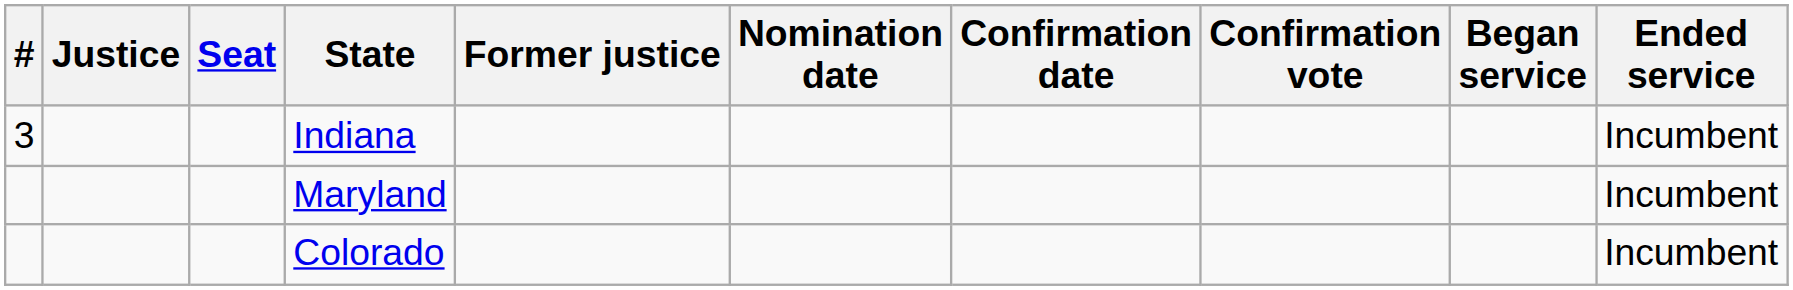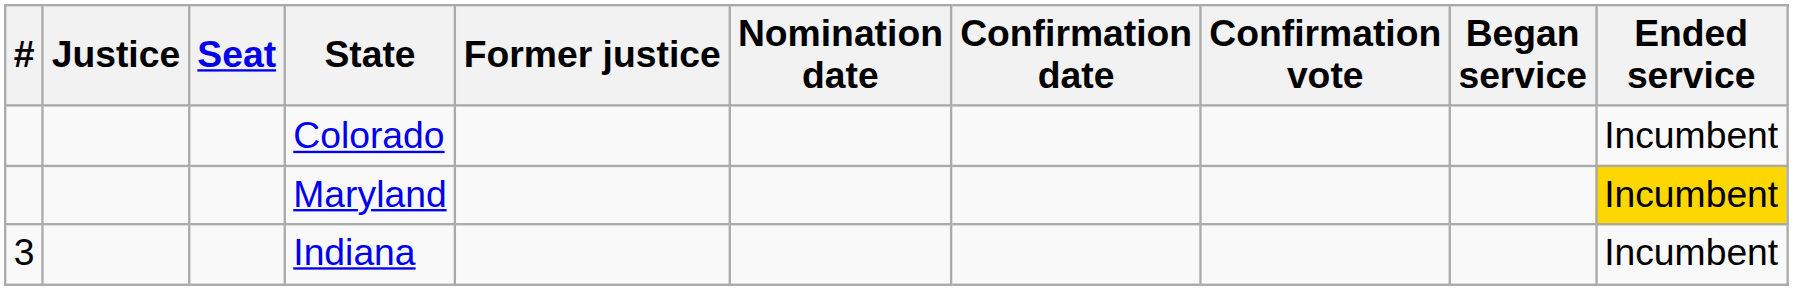rows swapped: (369, 253) <-> (354, 135)
(1691, 194) no background -> (1691, 194) gold background
